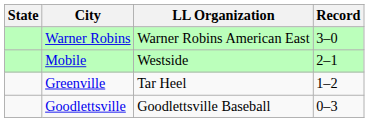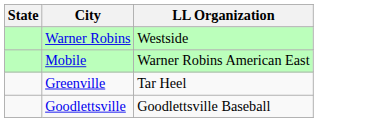- column: (338, 15)
(223, 38) Warner Robins American East -> (163, 38) Westside
(163, 60) Westside -> (223, 60) Warner Robins American East
